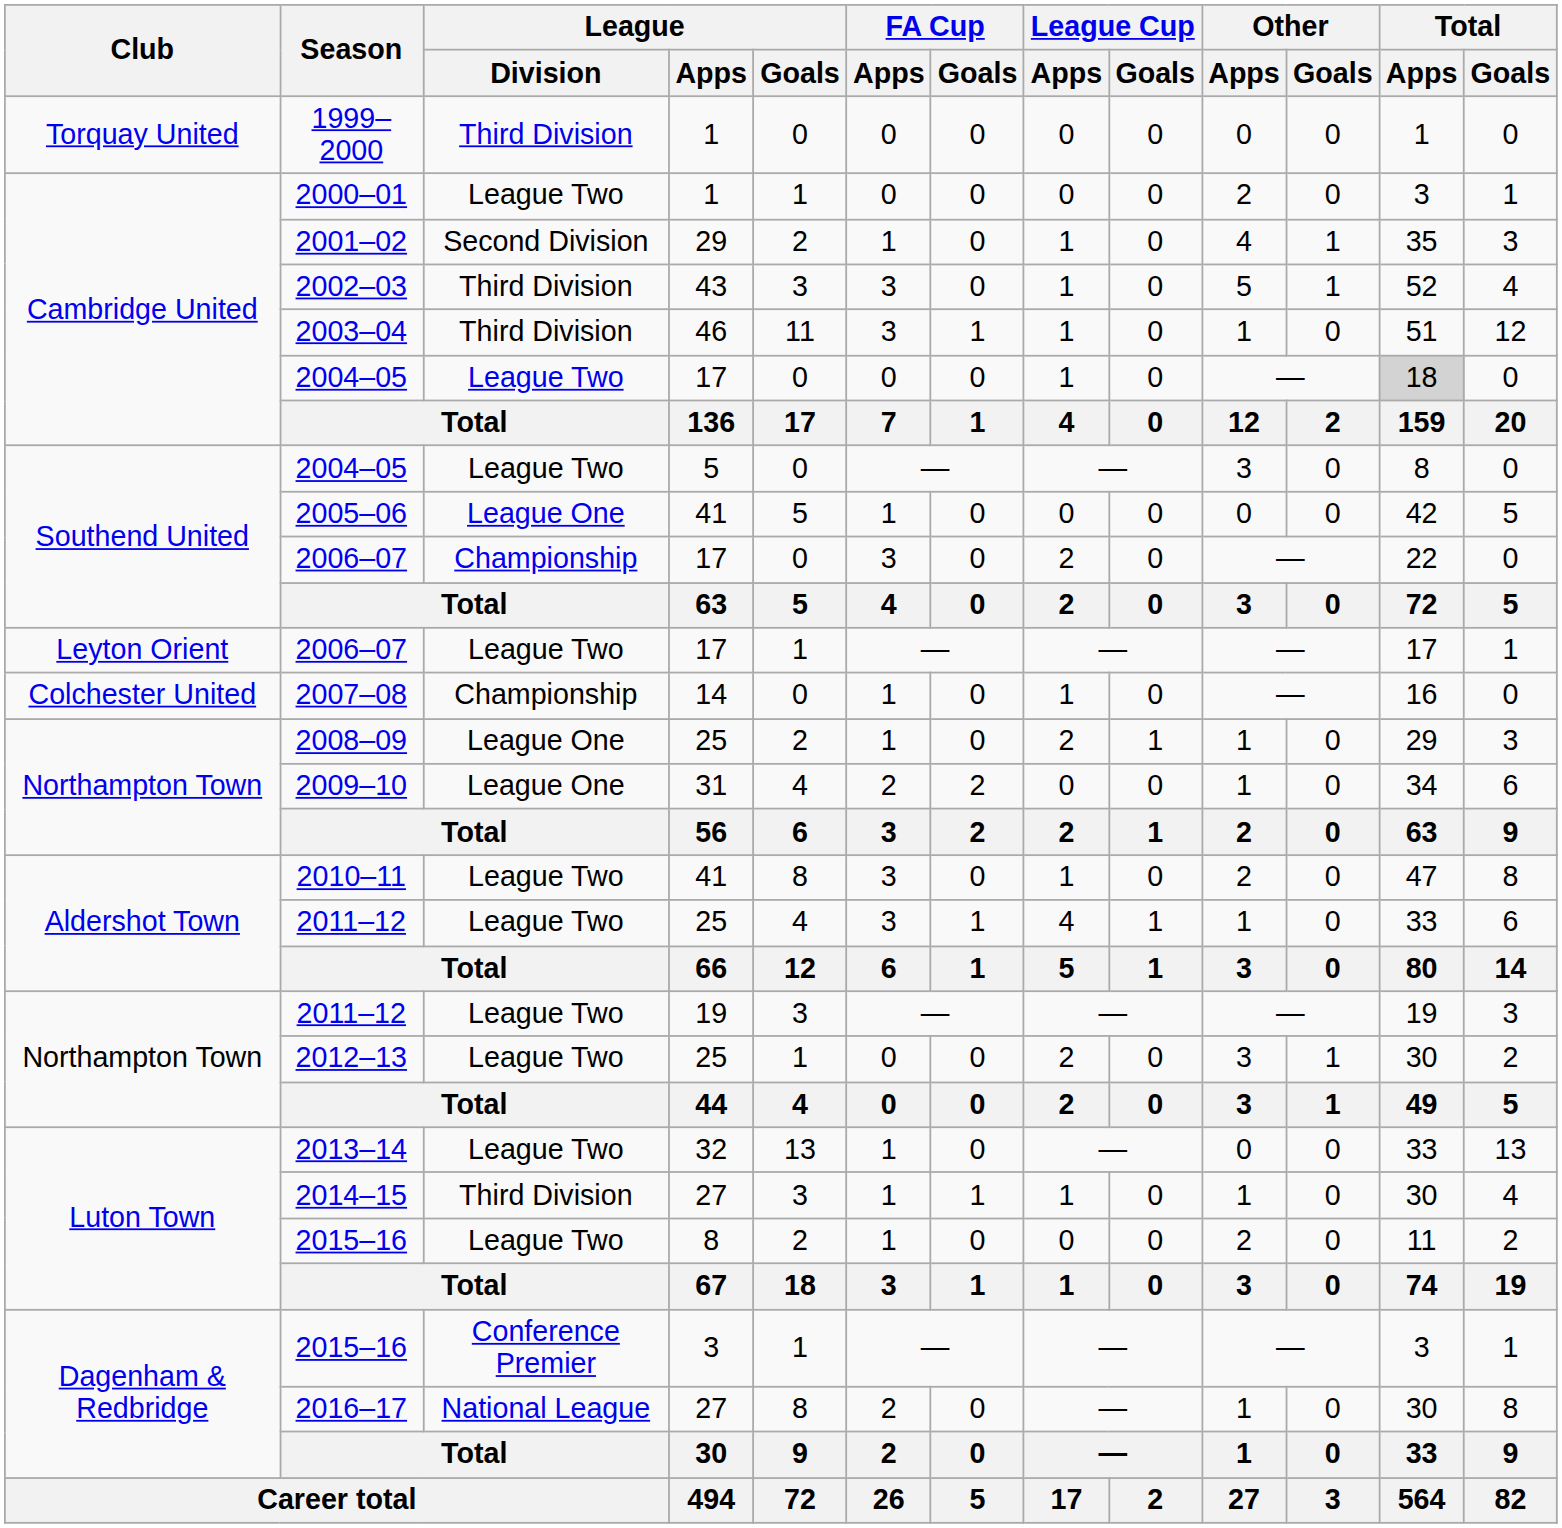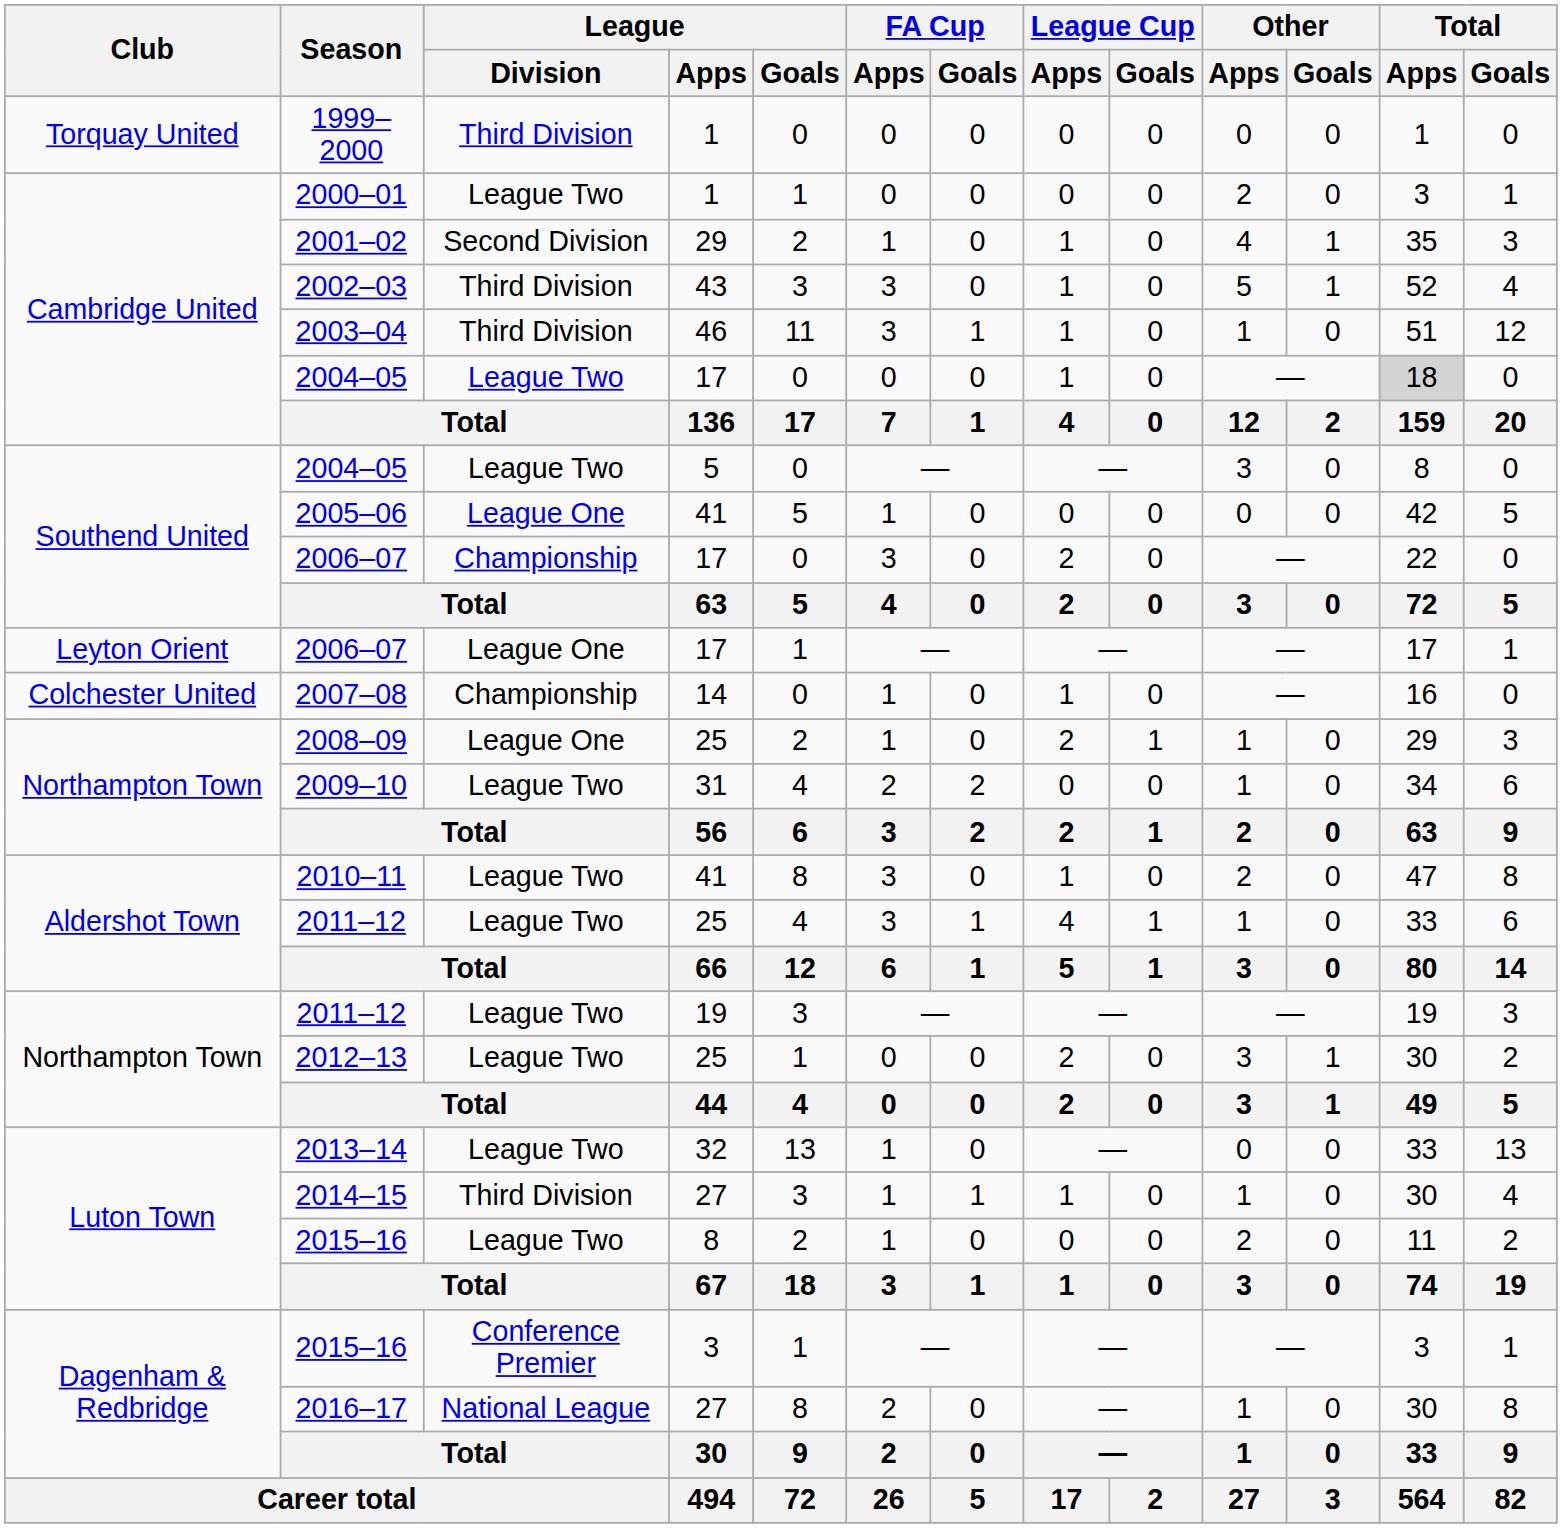(546, 649) League Two -> (546, 649) League One
(546, 786) League One -> (546, 786) League Two
